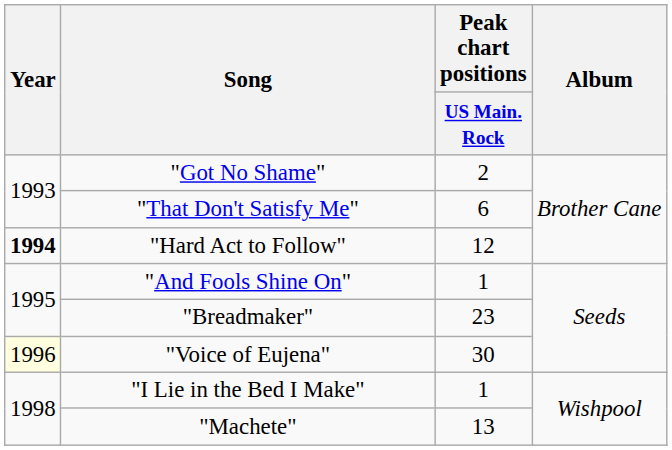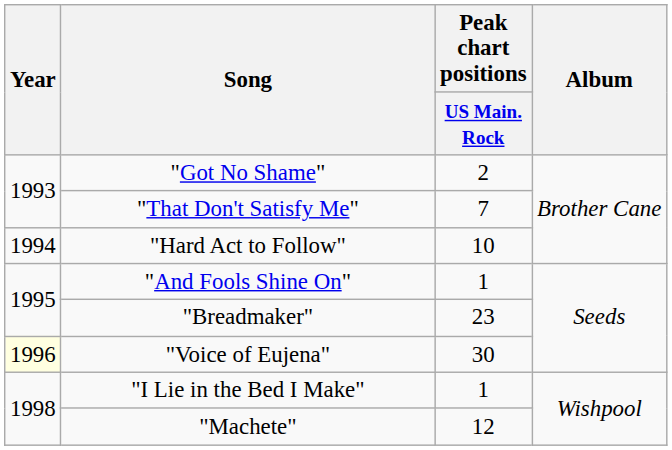(483, 208) 6 -> (483, 208) 7
(33, 245) bold -> (33, 245) normal
(483, 245) 12 -> (483, 245) 10
(483, 426) 13 -> (483, 426) 12
